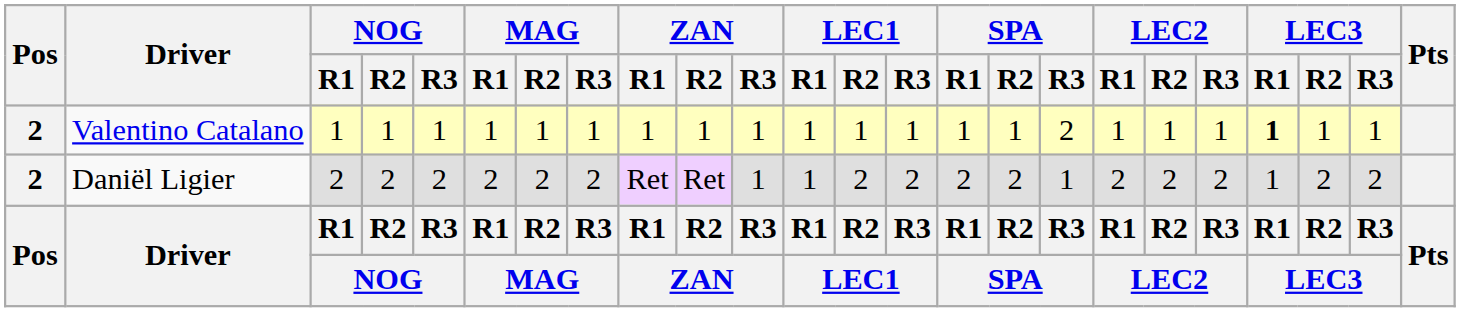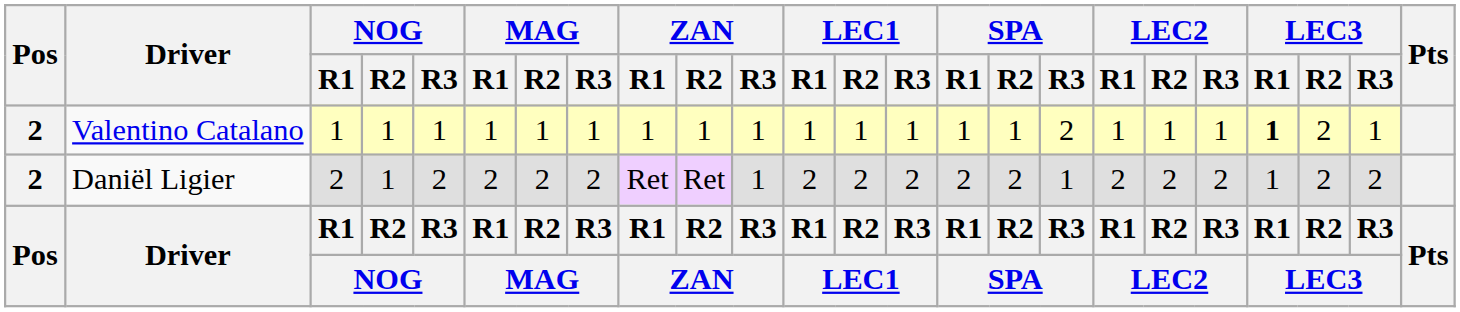(1324, 129) 1 -> (1324, 129) 2
(388, 179) 2 -> (388, 179) 1
(809, 179) 1 -> (809, 179) 2
